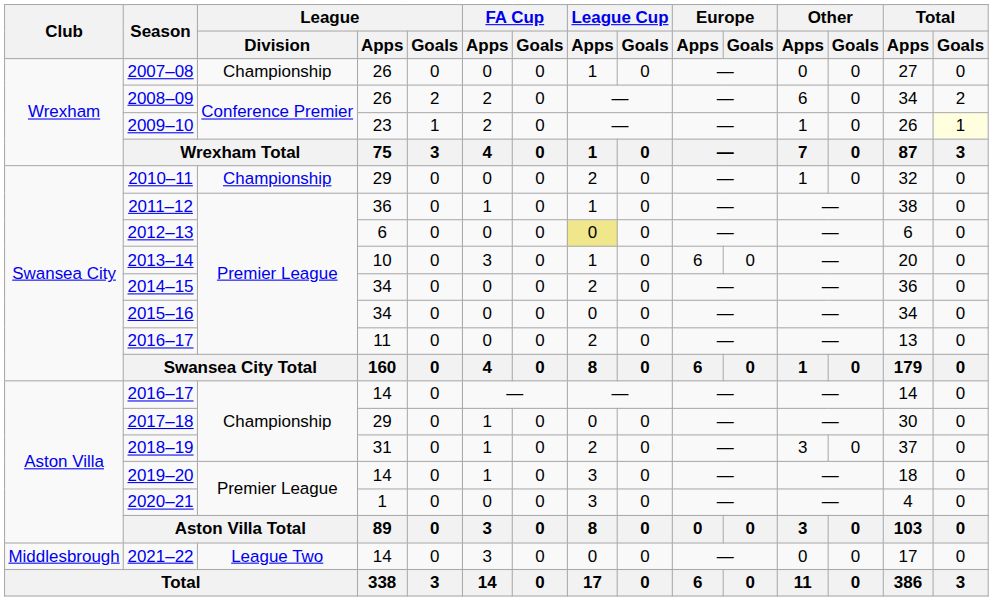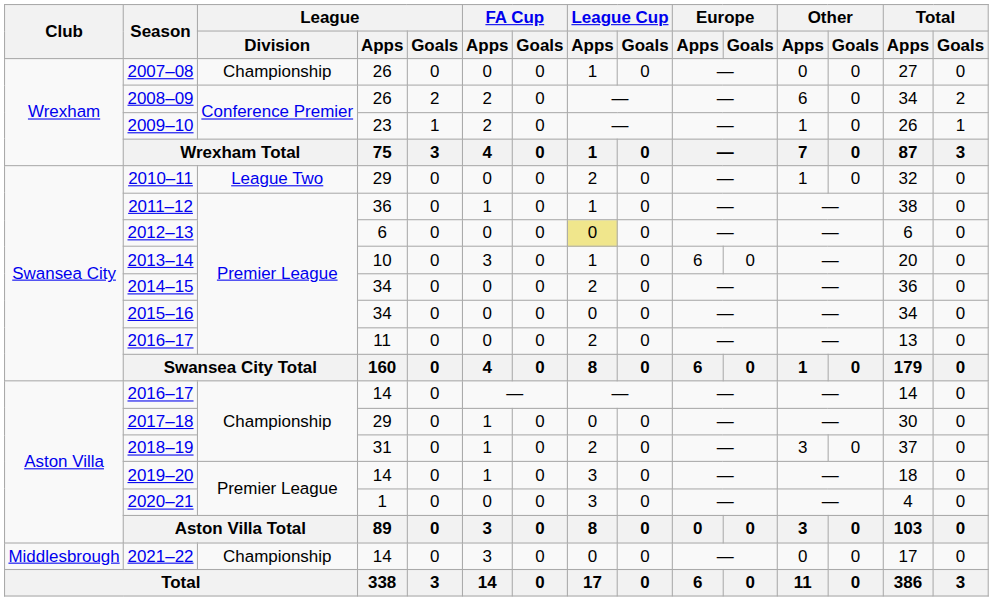(961, 125) lightyellow background -> (961, 125) no background
(277, 179) Championship -> (277, 179) League Two
(277, 555) League Two -> (277, 555) Championship
